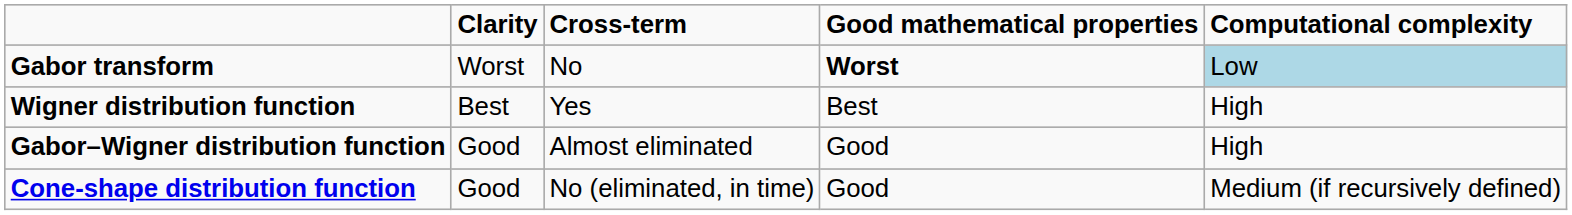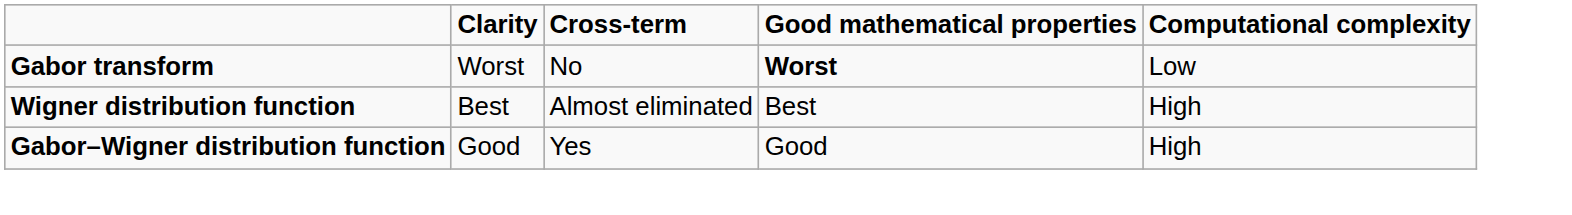(1234, 65) lightblue background -> (1172, 65) no background
(570, 106) Yes -> (651, 106) Almost eliminated
(651, 147) Almost eliminated -> (570, 147) Yes
- row: (213, 188)
